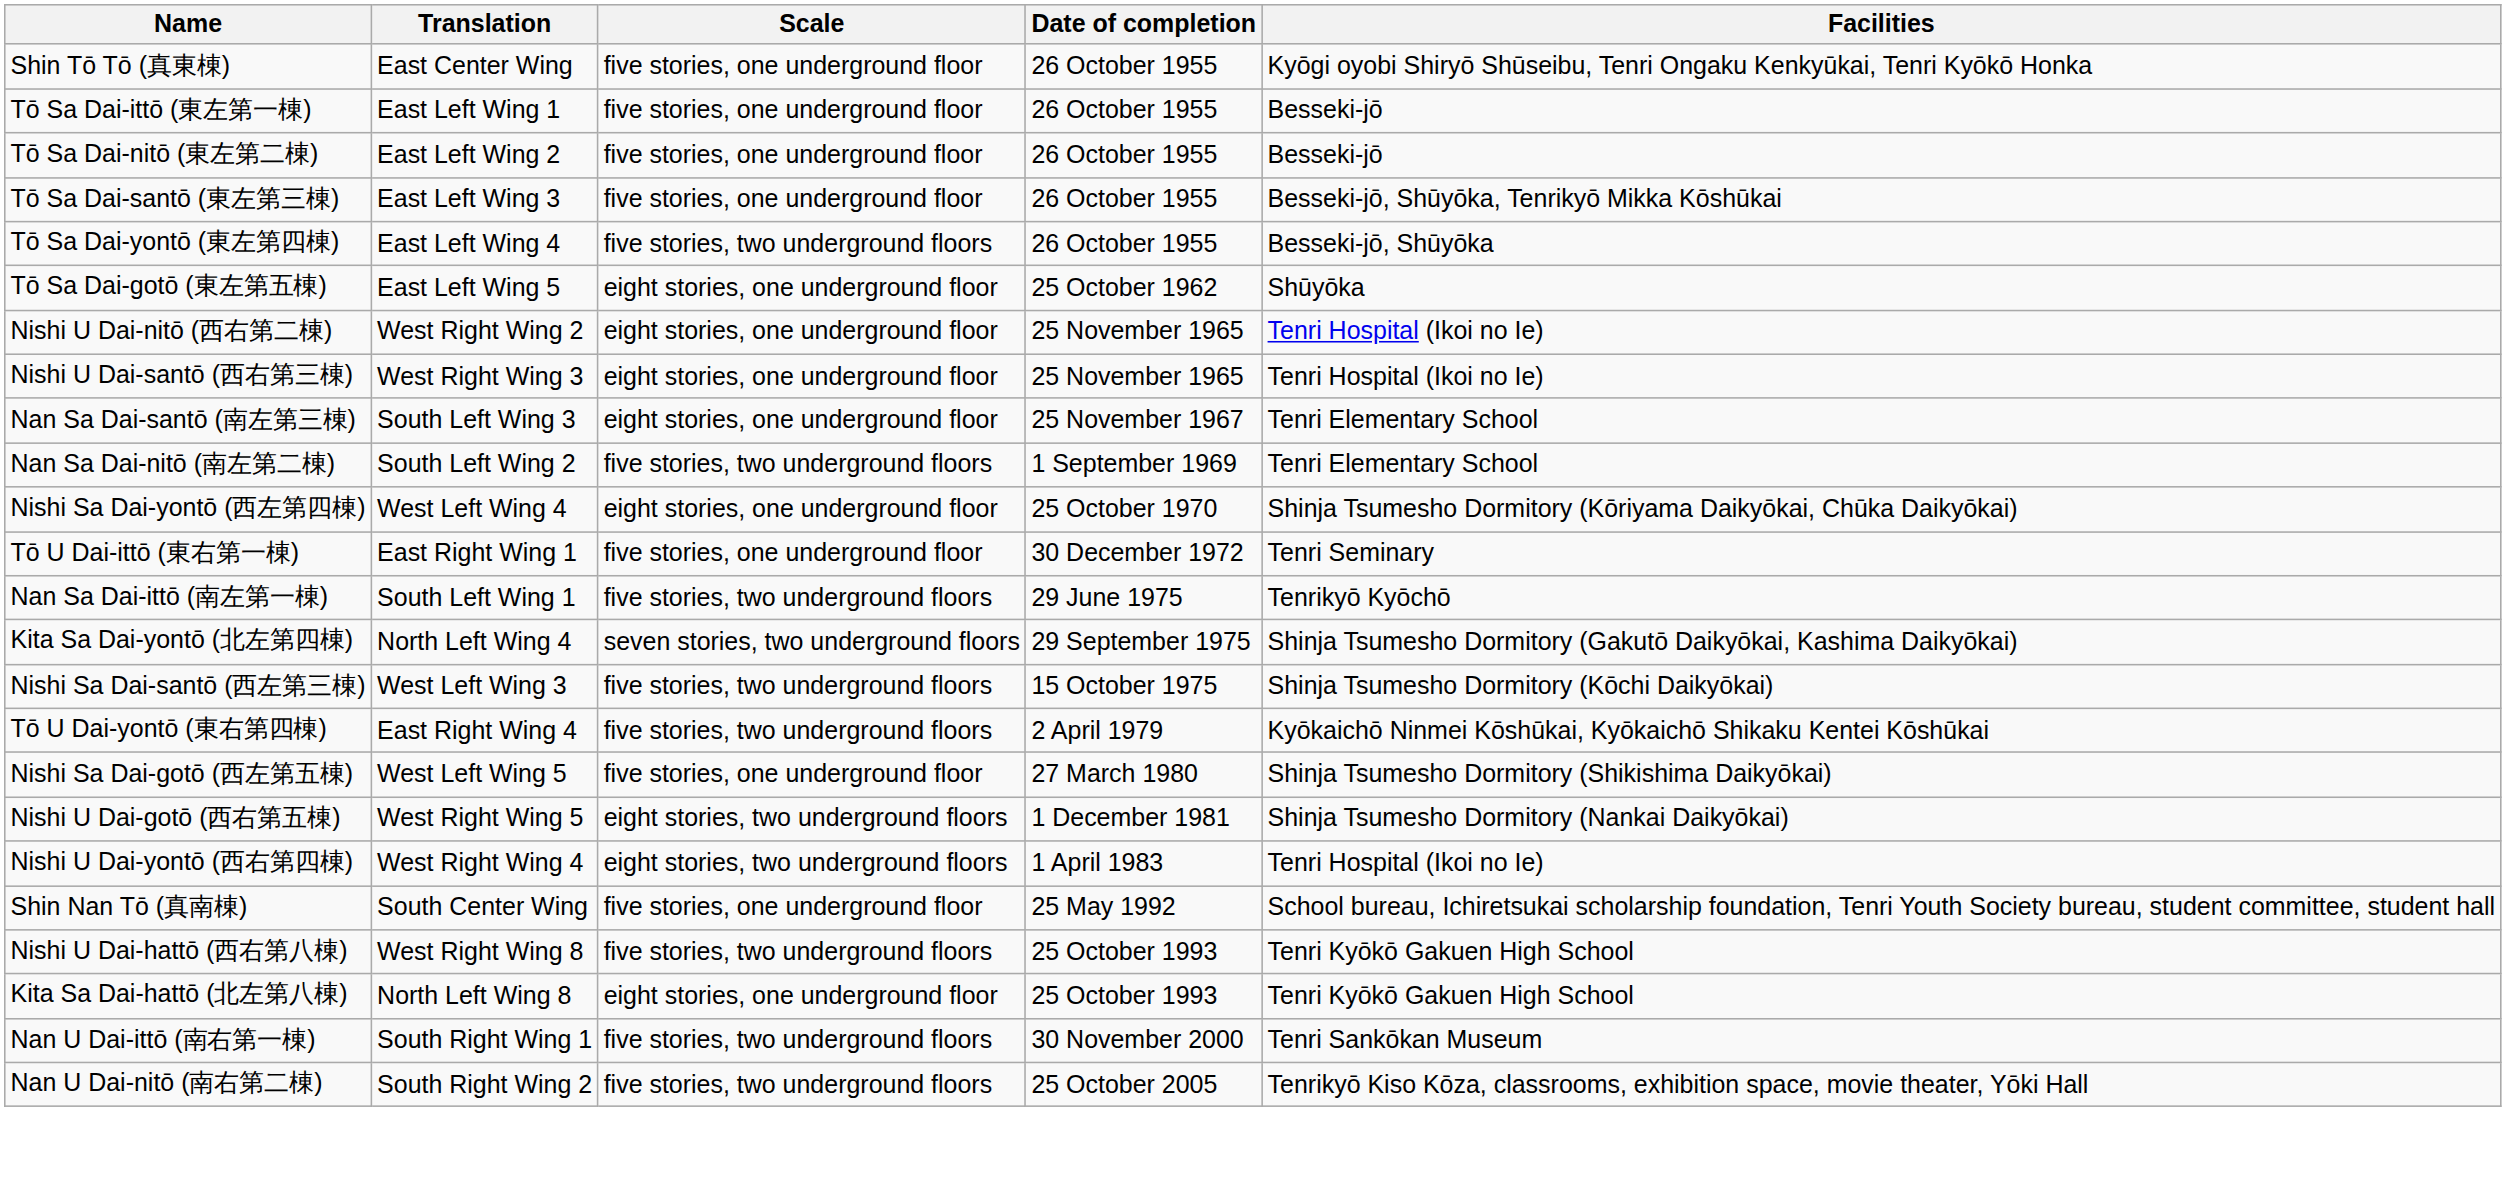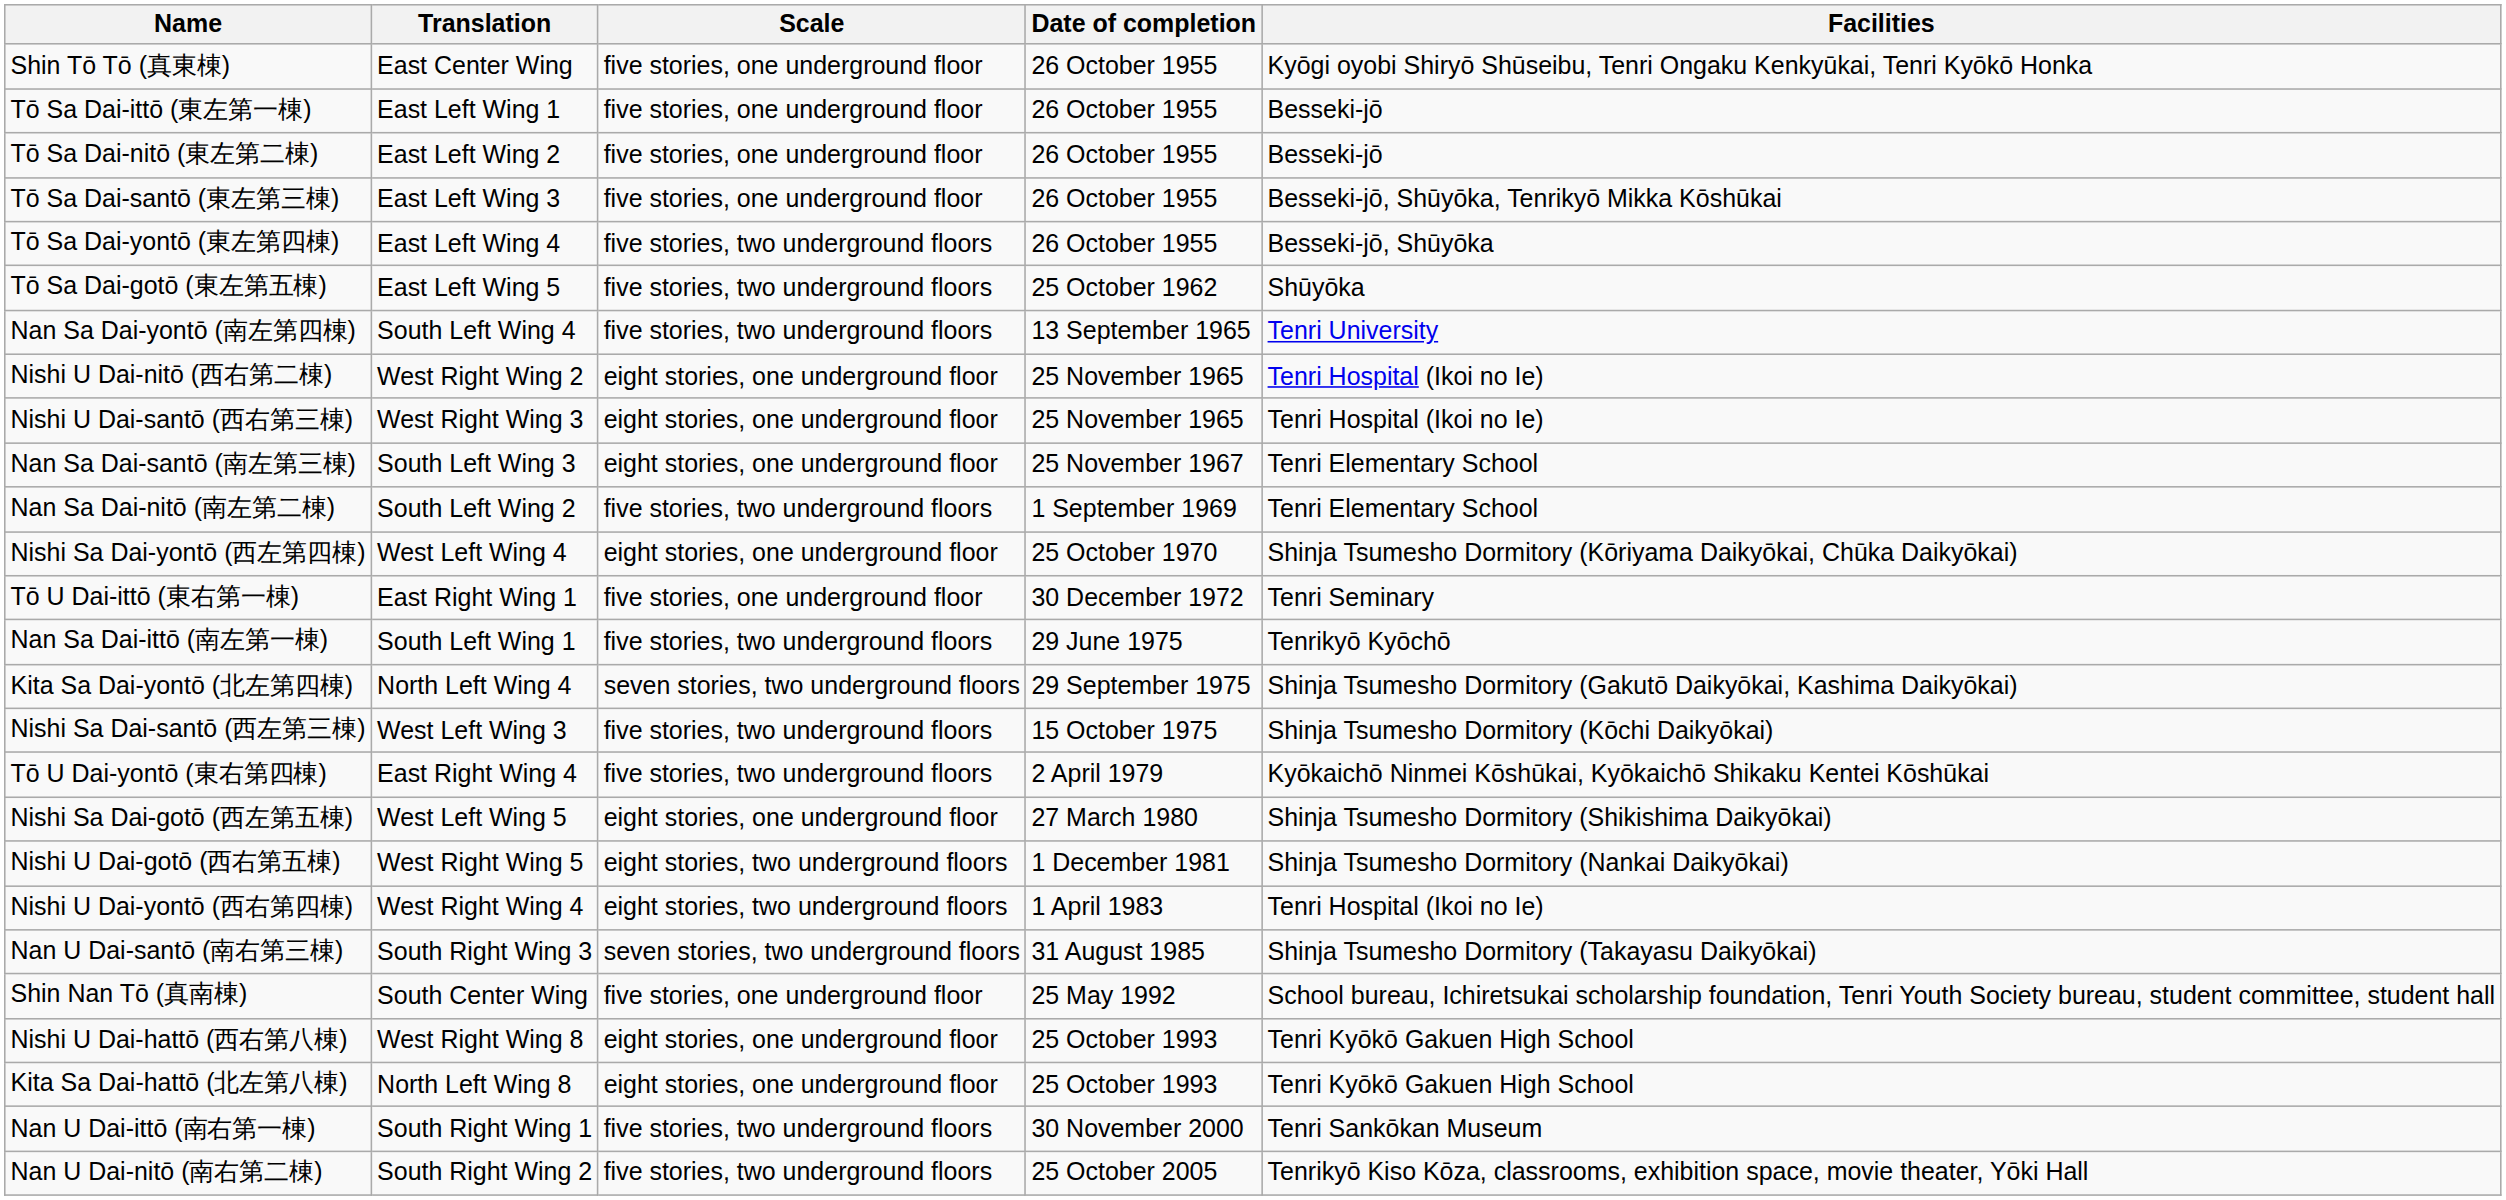(801, 287) eight stories, one underground floor -> (798, 287) five stories, two underground floors
+ row: (183, 331)
(793, 774) five stories, one underground floor -> (801, 818) eight stories, one underground floor
+ row: (177, 950)
(798, 951) five stories, two underground floors -> (801, 1040) eight stories, one underground floor
